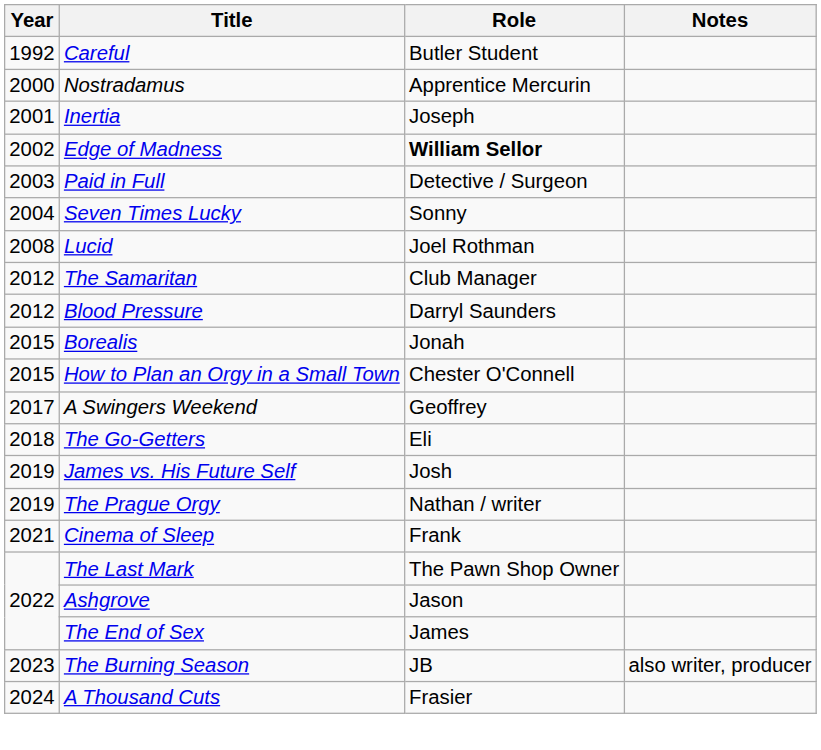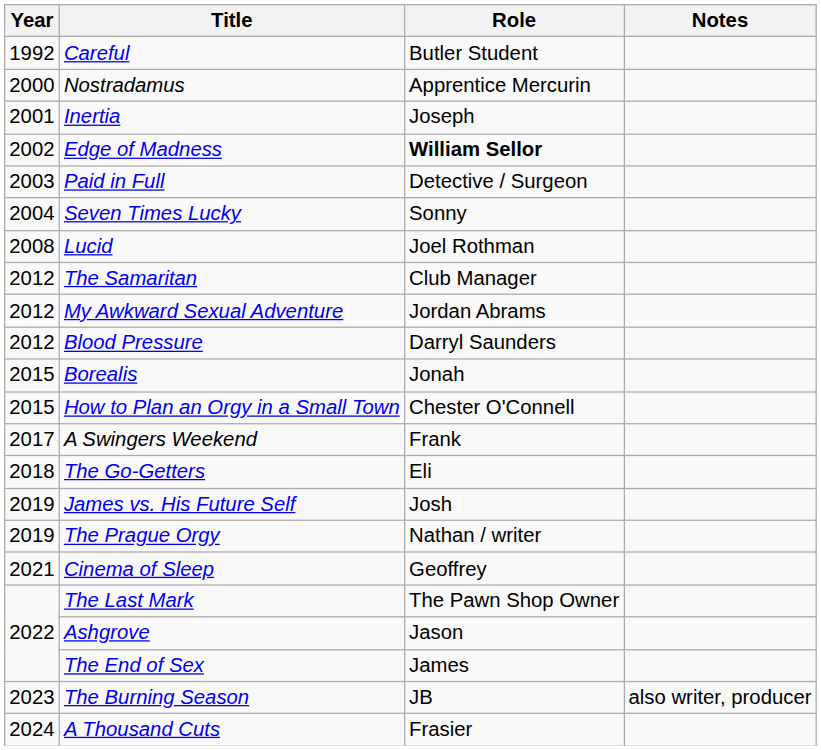+ row: (204, 310)
(448, 407) Geoffrey -> (435, 439) Frank
(435, 536) Frank -> (448, 568) Geoffrey
